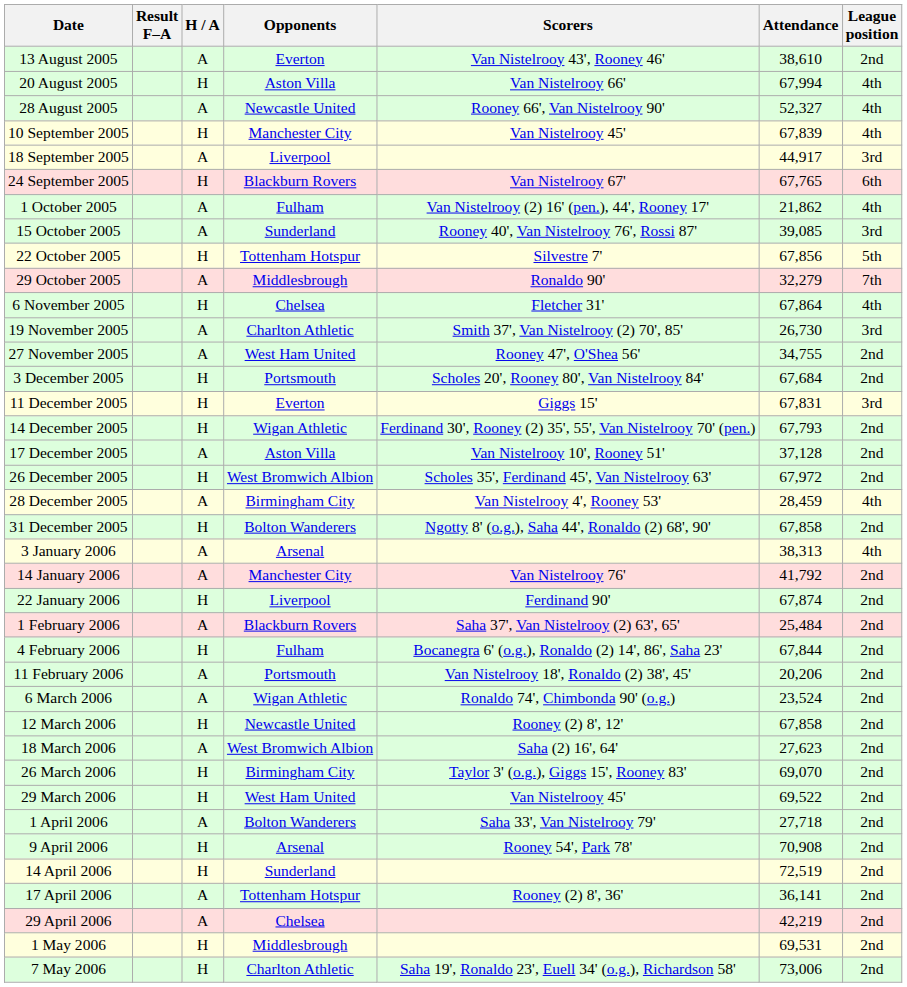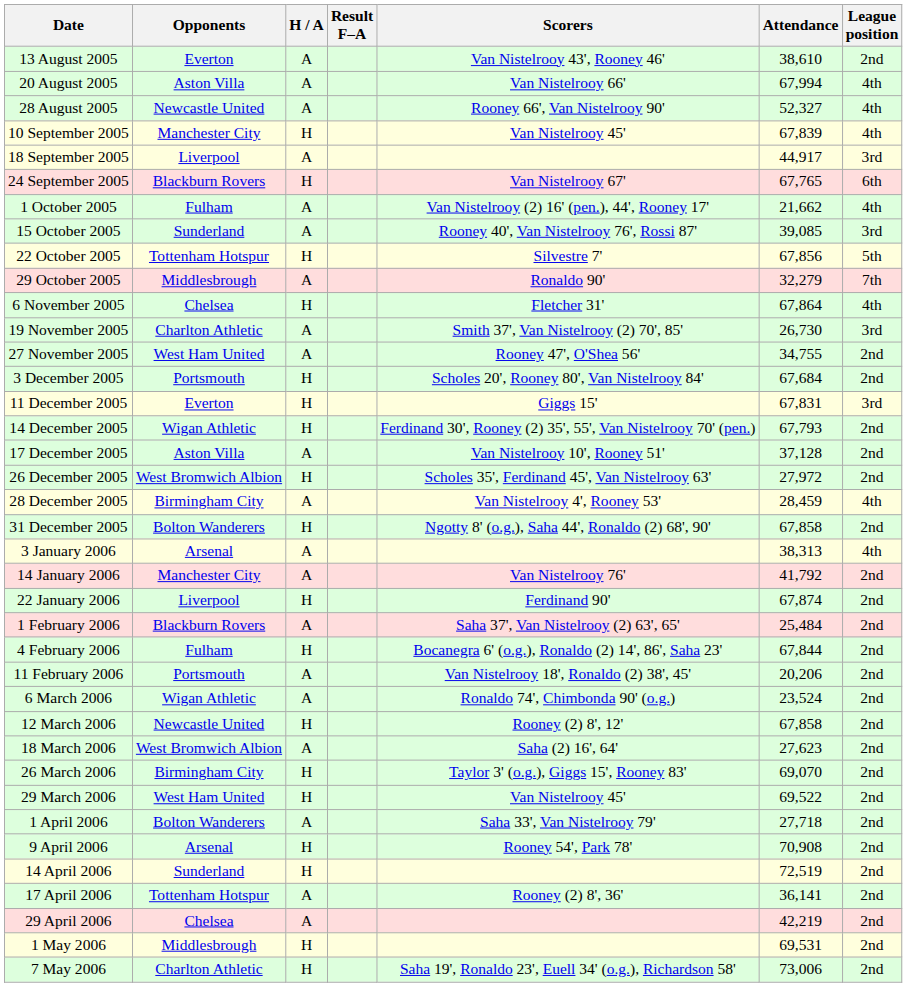columns swapped: (300, 25) <-> (157, 25)
(203, 83) H -> (306, 83) A
(801, 206) 21,862 -> (801, 206) 21,662
(801, 477) 67,972 -> (801, 477) 27,972
